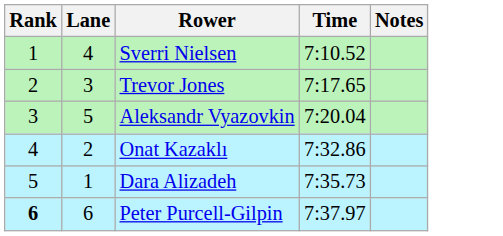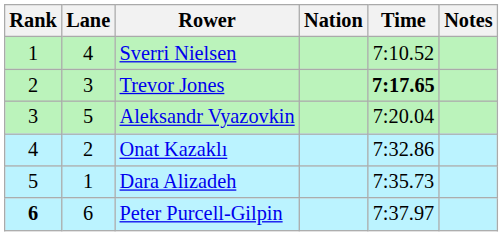+ column: (333, 20)
(335, 85) normal -> (403, 85) bold
